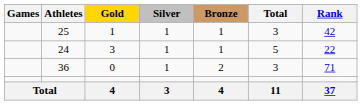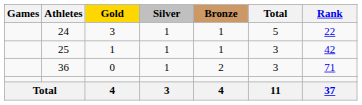rows swapped: (63, 31) <-> (63, 50)
